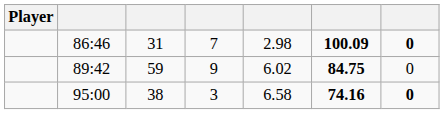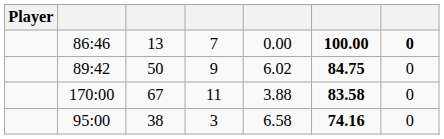(155, 43) 31 -> (155, 43) 13
(277, 43) 2.98 -> (277, 43) 0.00
(346, 43) 100.09 -> (346, 43) 100.00
(155, 69) 59 -> (155, 69) 50
+ row: (92, 95)
(410, 95) bold -> (410, 120) normal
